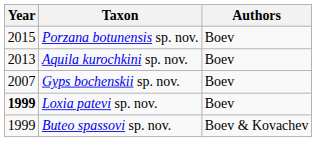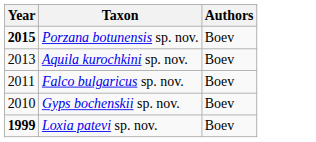(22, 37) normal -> (22, 37) bold
+ row: (113, 81)
(22, 81) 2007 -> (22, 103) 2010
- row: (107, 125)
